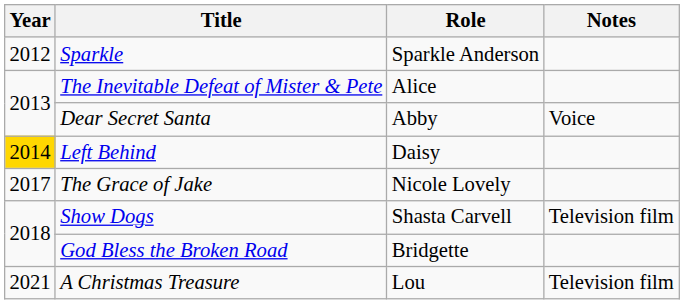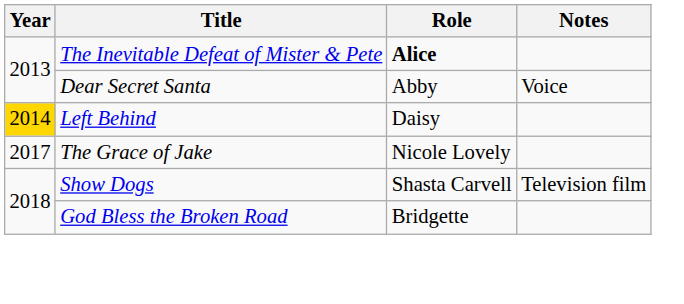- row: (92, 53)
(414, 86) normal -> (414, 53) bold
- row: (150, 282)
